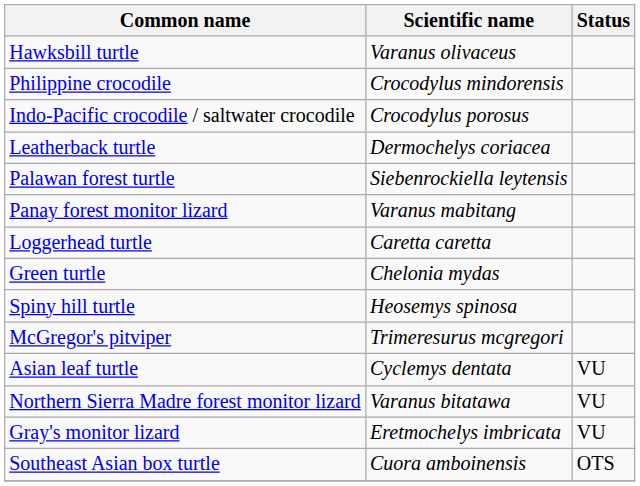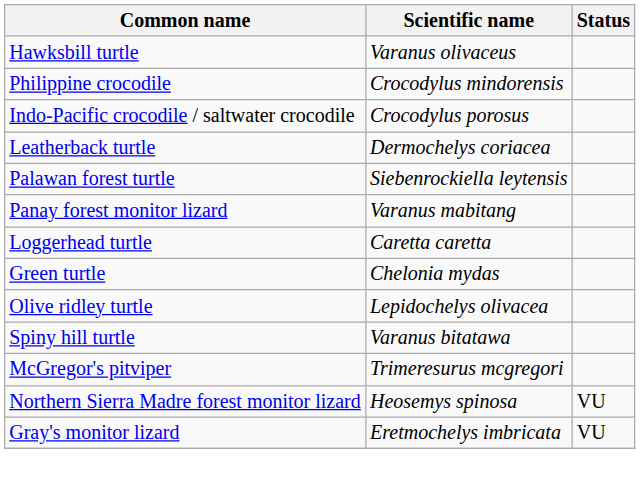+ row: (81, 305)
(444, 305) Heosemys spinosa -> (440, 337) Varanus bitatawa
- row: (74, 369)
(440, 400) Varanus bitatawa -> (444, 400) Heosemys spinosa
- row: (115, 464)
